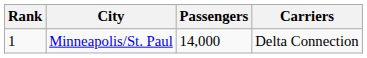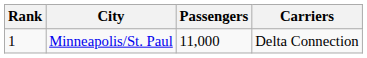(200, 41) 14,000 -> (200, 41) 11,000
